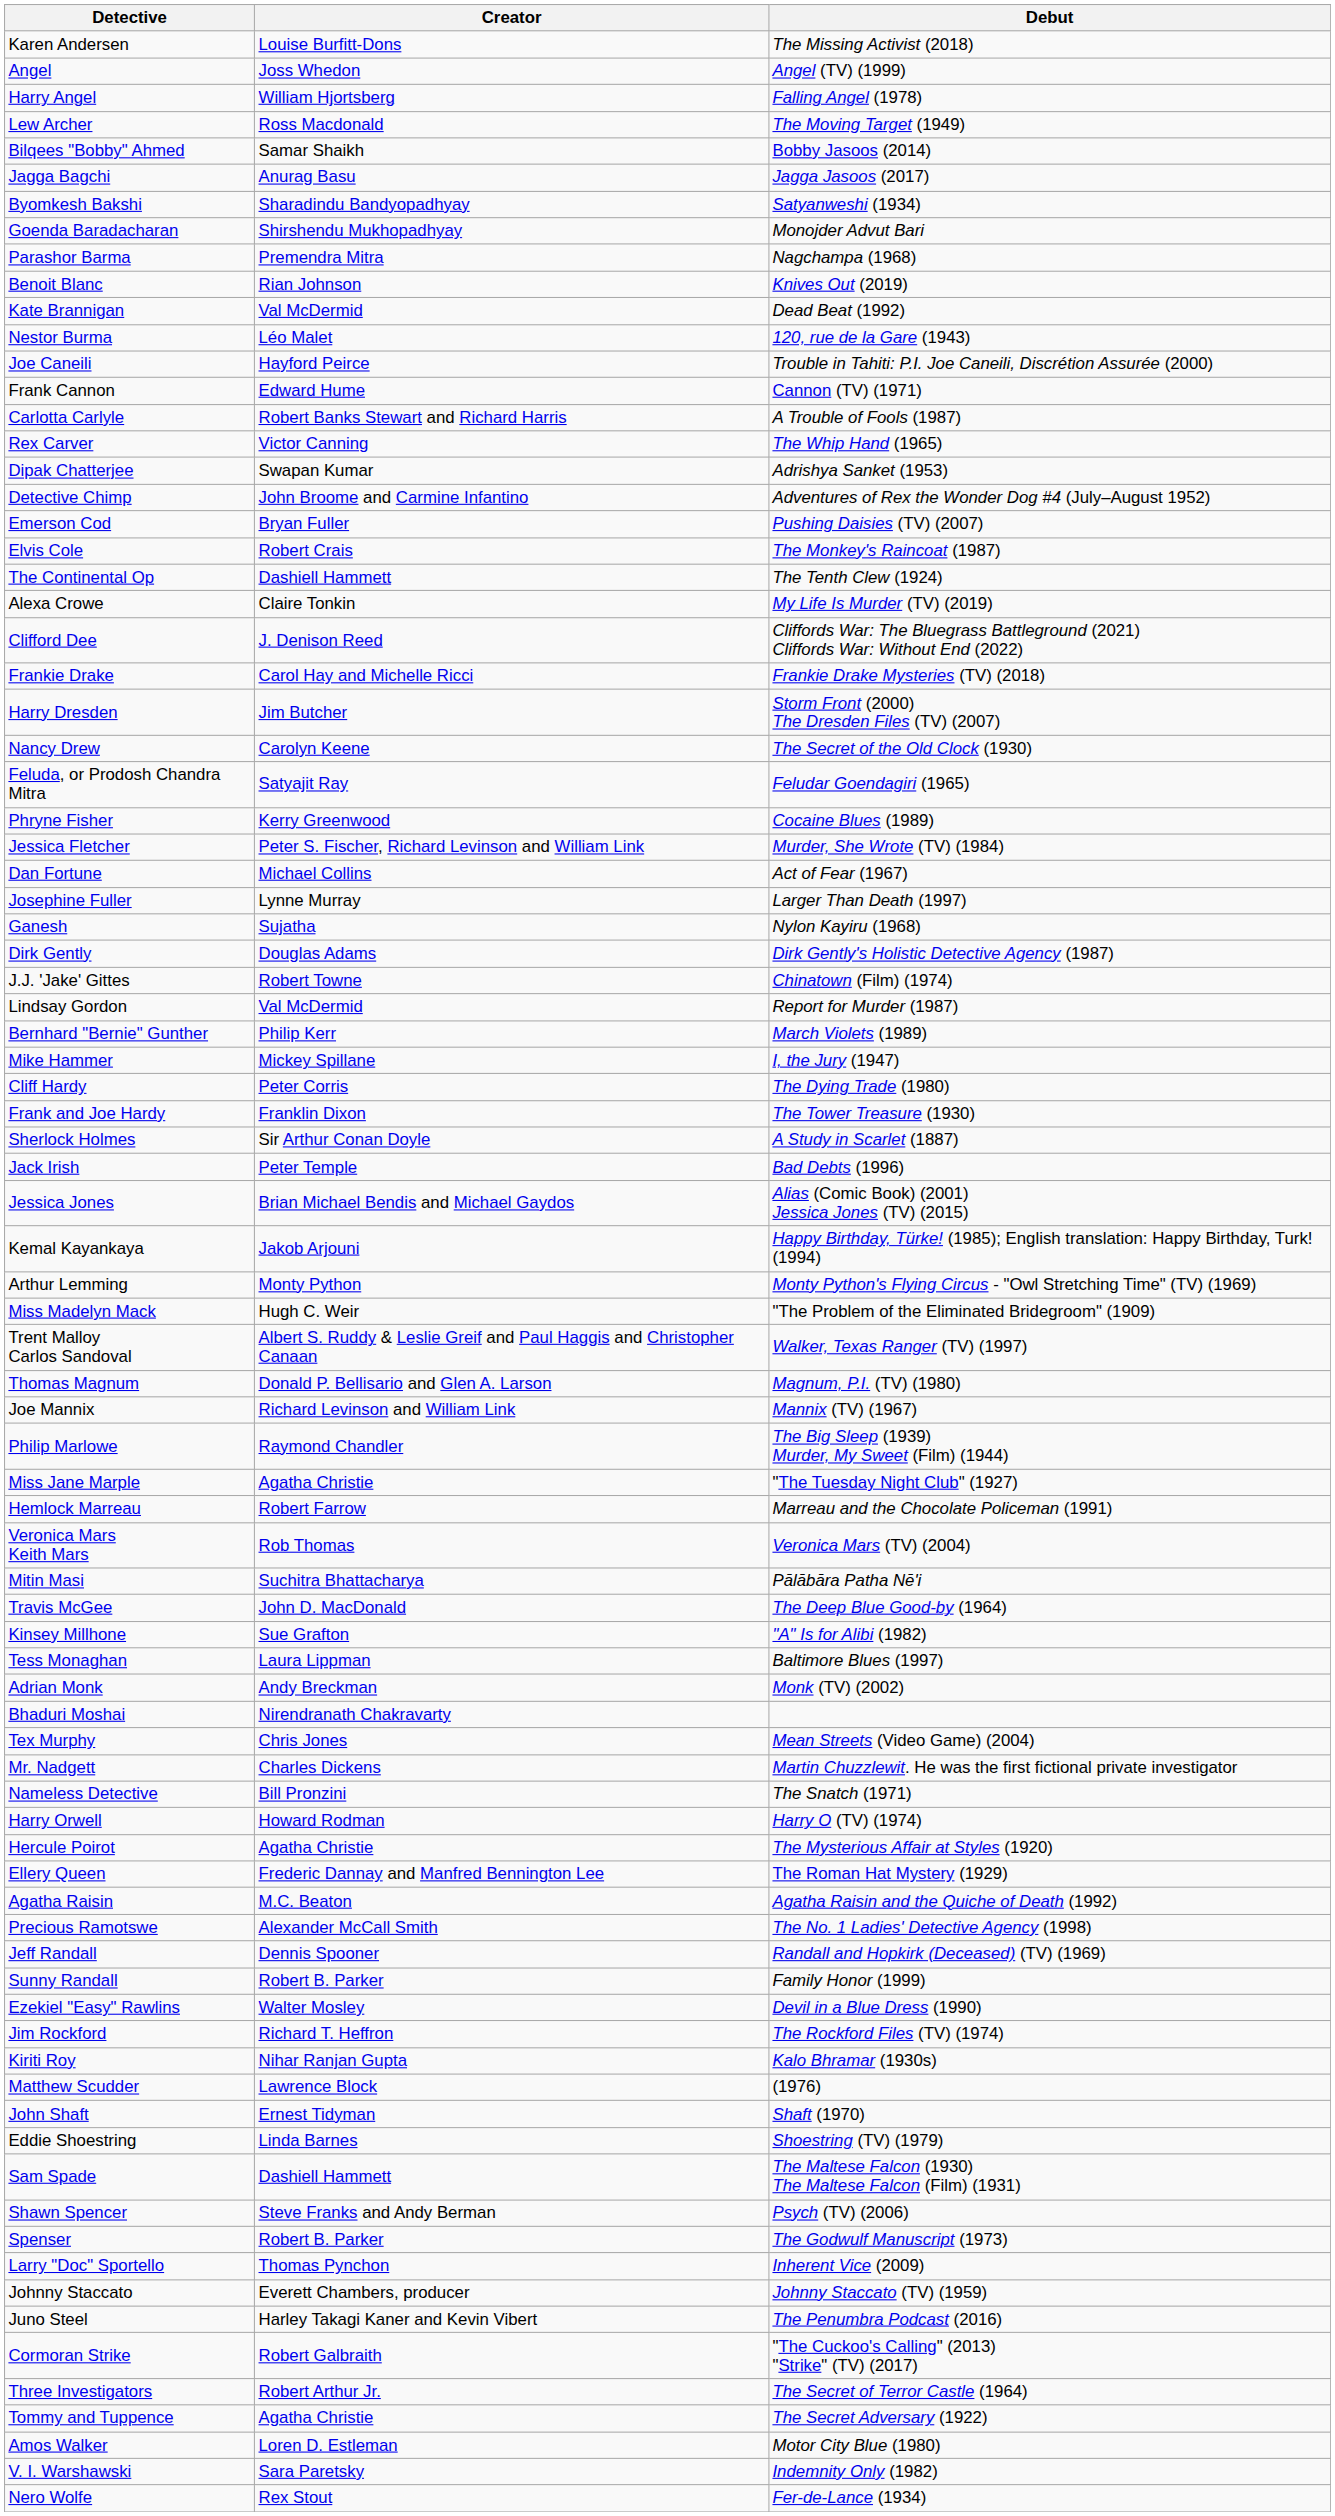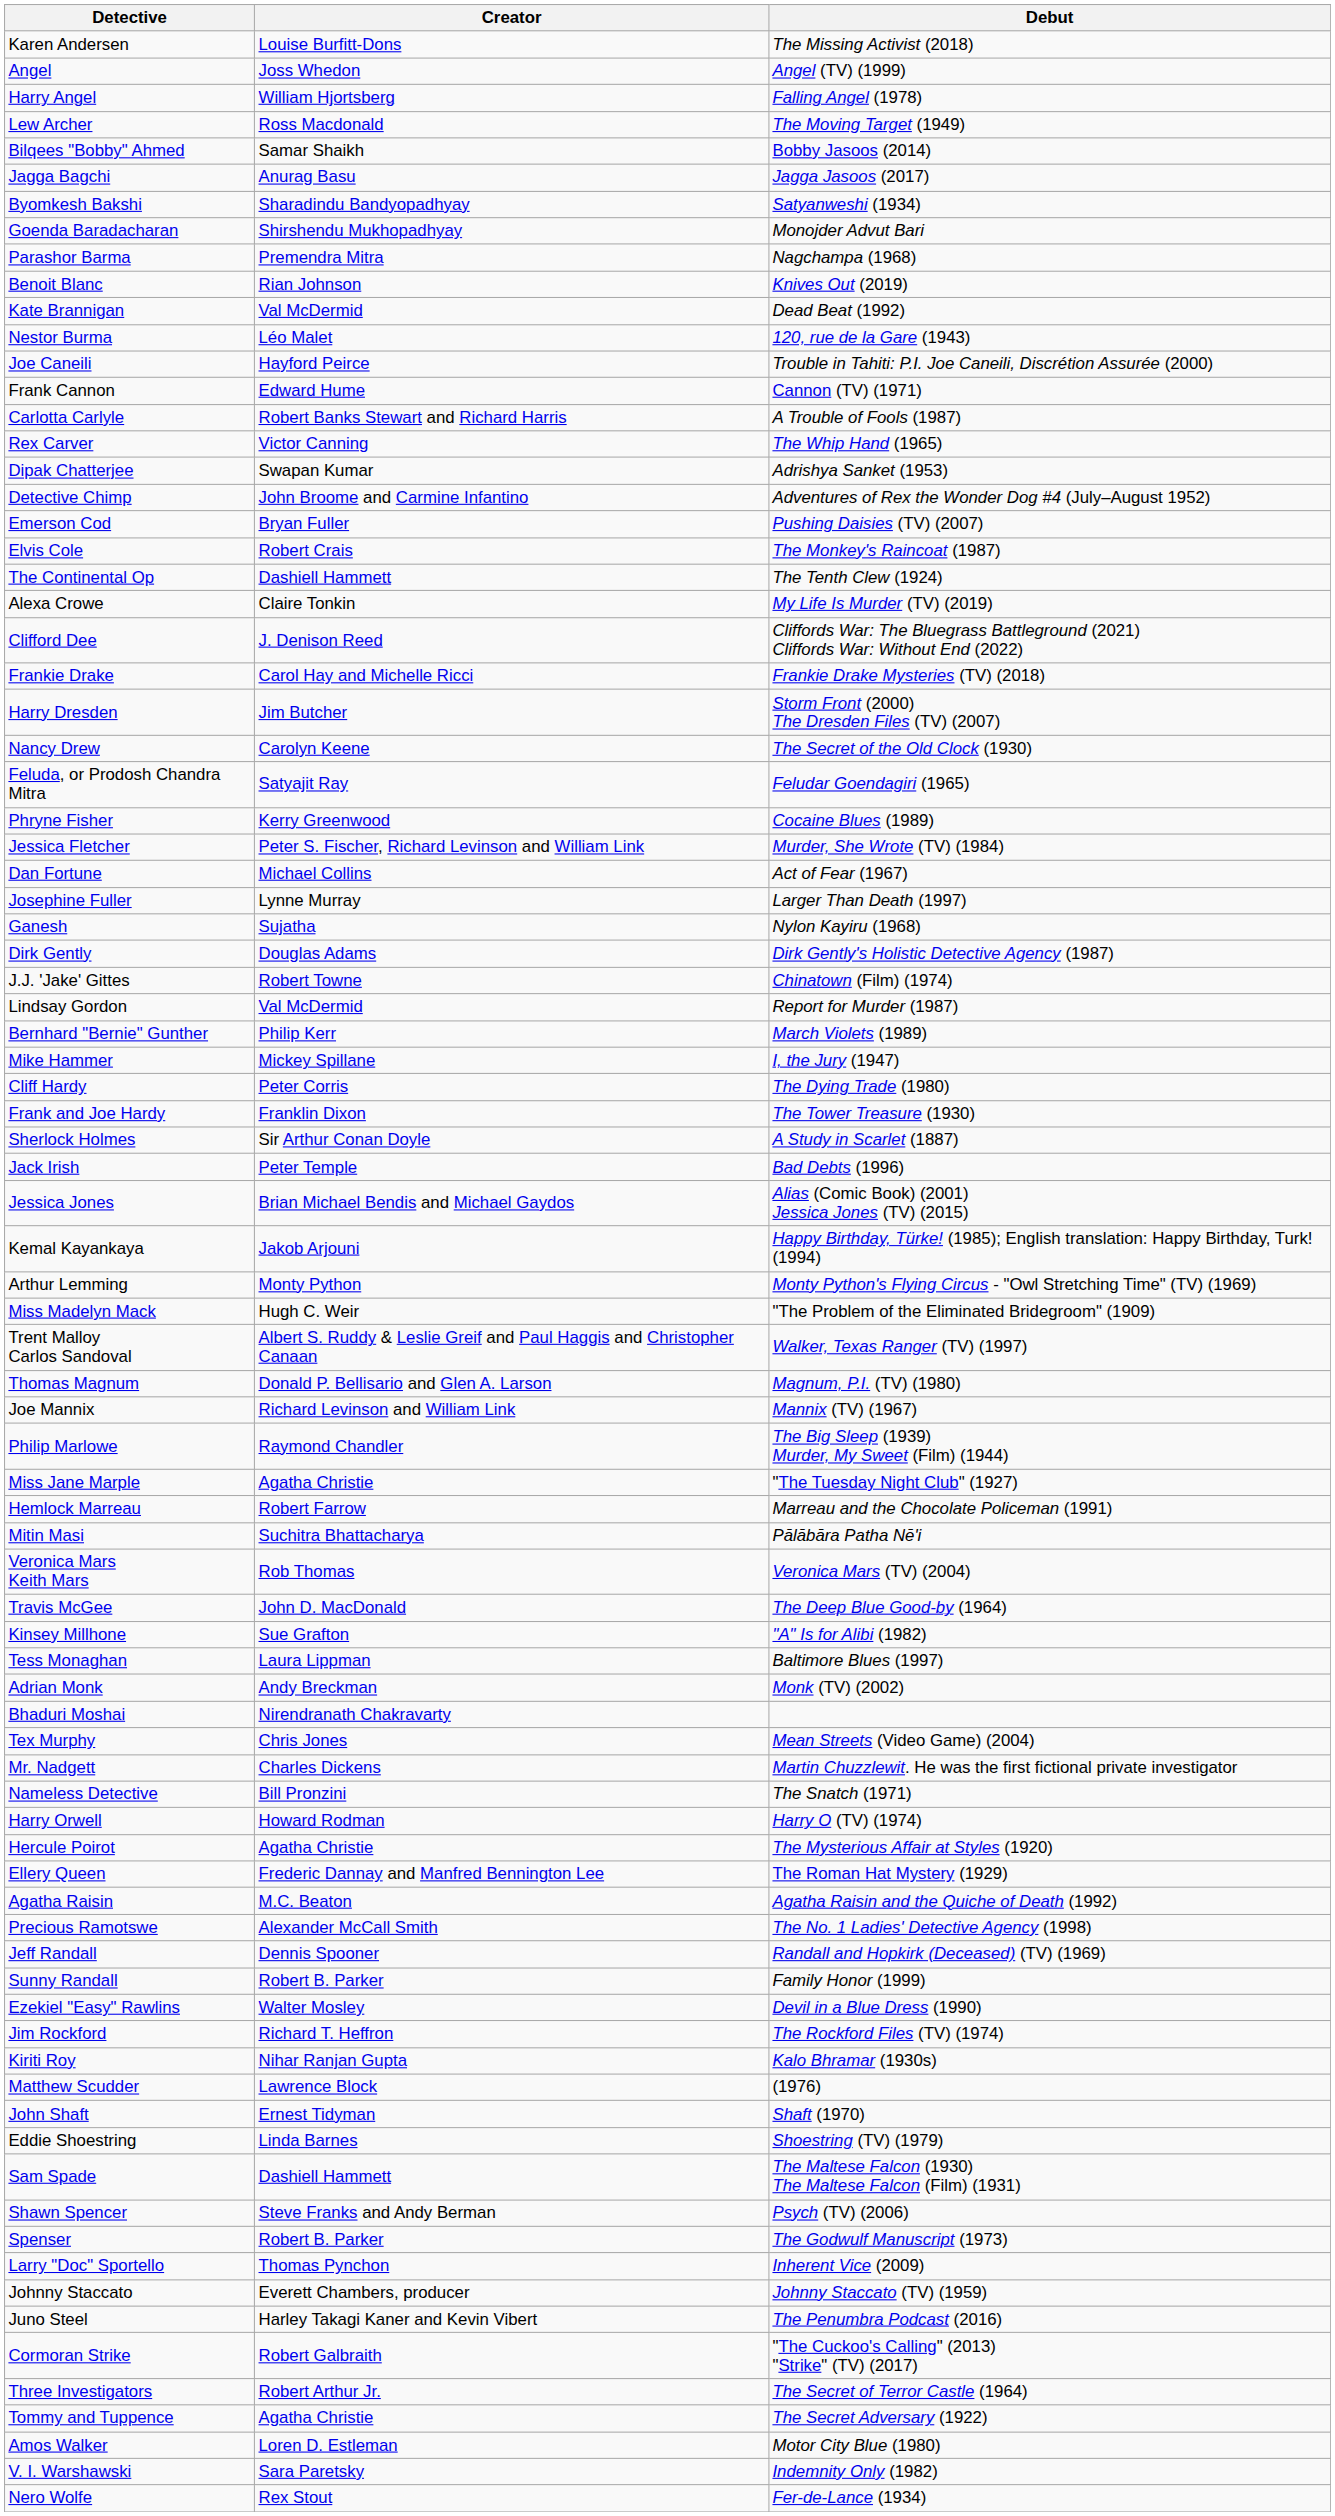rows swapped: (62, 1545) <-> (46, 1581)
